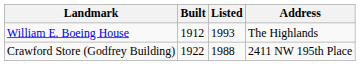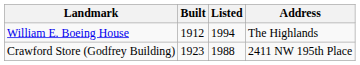(223, 32) 1993 -> (223, 32) 1994
(192, 51) 1922 -> (192, 51) 1923
